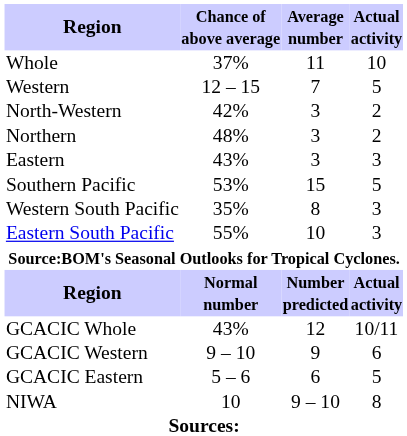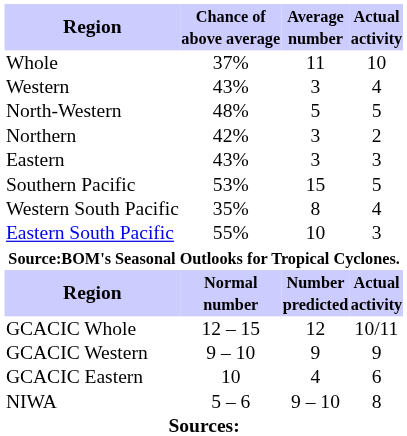(231, 86) 12 – 15 -> (231, 86) 43%
(315, 86) 7 -> (315, 86) 3
(377, 86) 5 -> (377, 86) 4
(231, 111) 42% -> (231, 111) 48%
(315, 111) 3 -> (315, 111) 5
(377, 111) 2 -> (377, 111) 5
(231, 135) 48% -> (231, 135) 42%
(377, 208) 3 -> (377, 208) 4
(231, 328) 43% -> (231, 328) 12 – 15
(377, 352) 6 -> (377, 352) 9
(231, 377) 5 – 6 -> (231, 377) 10
(315, 377) 6 -> (315, 377) 4
(377, 377) 5 -> (377, 377) 6
(231, 401) 10 -> (231, 401) 5 – 6
